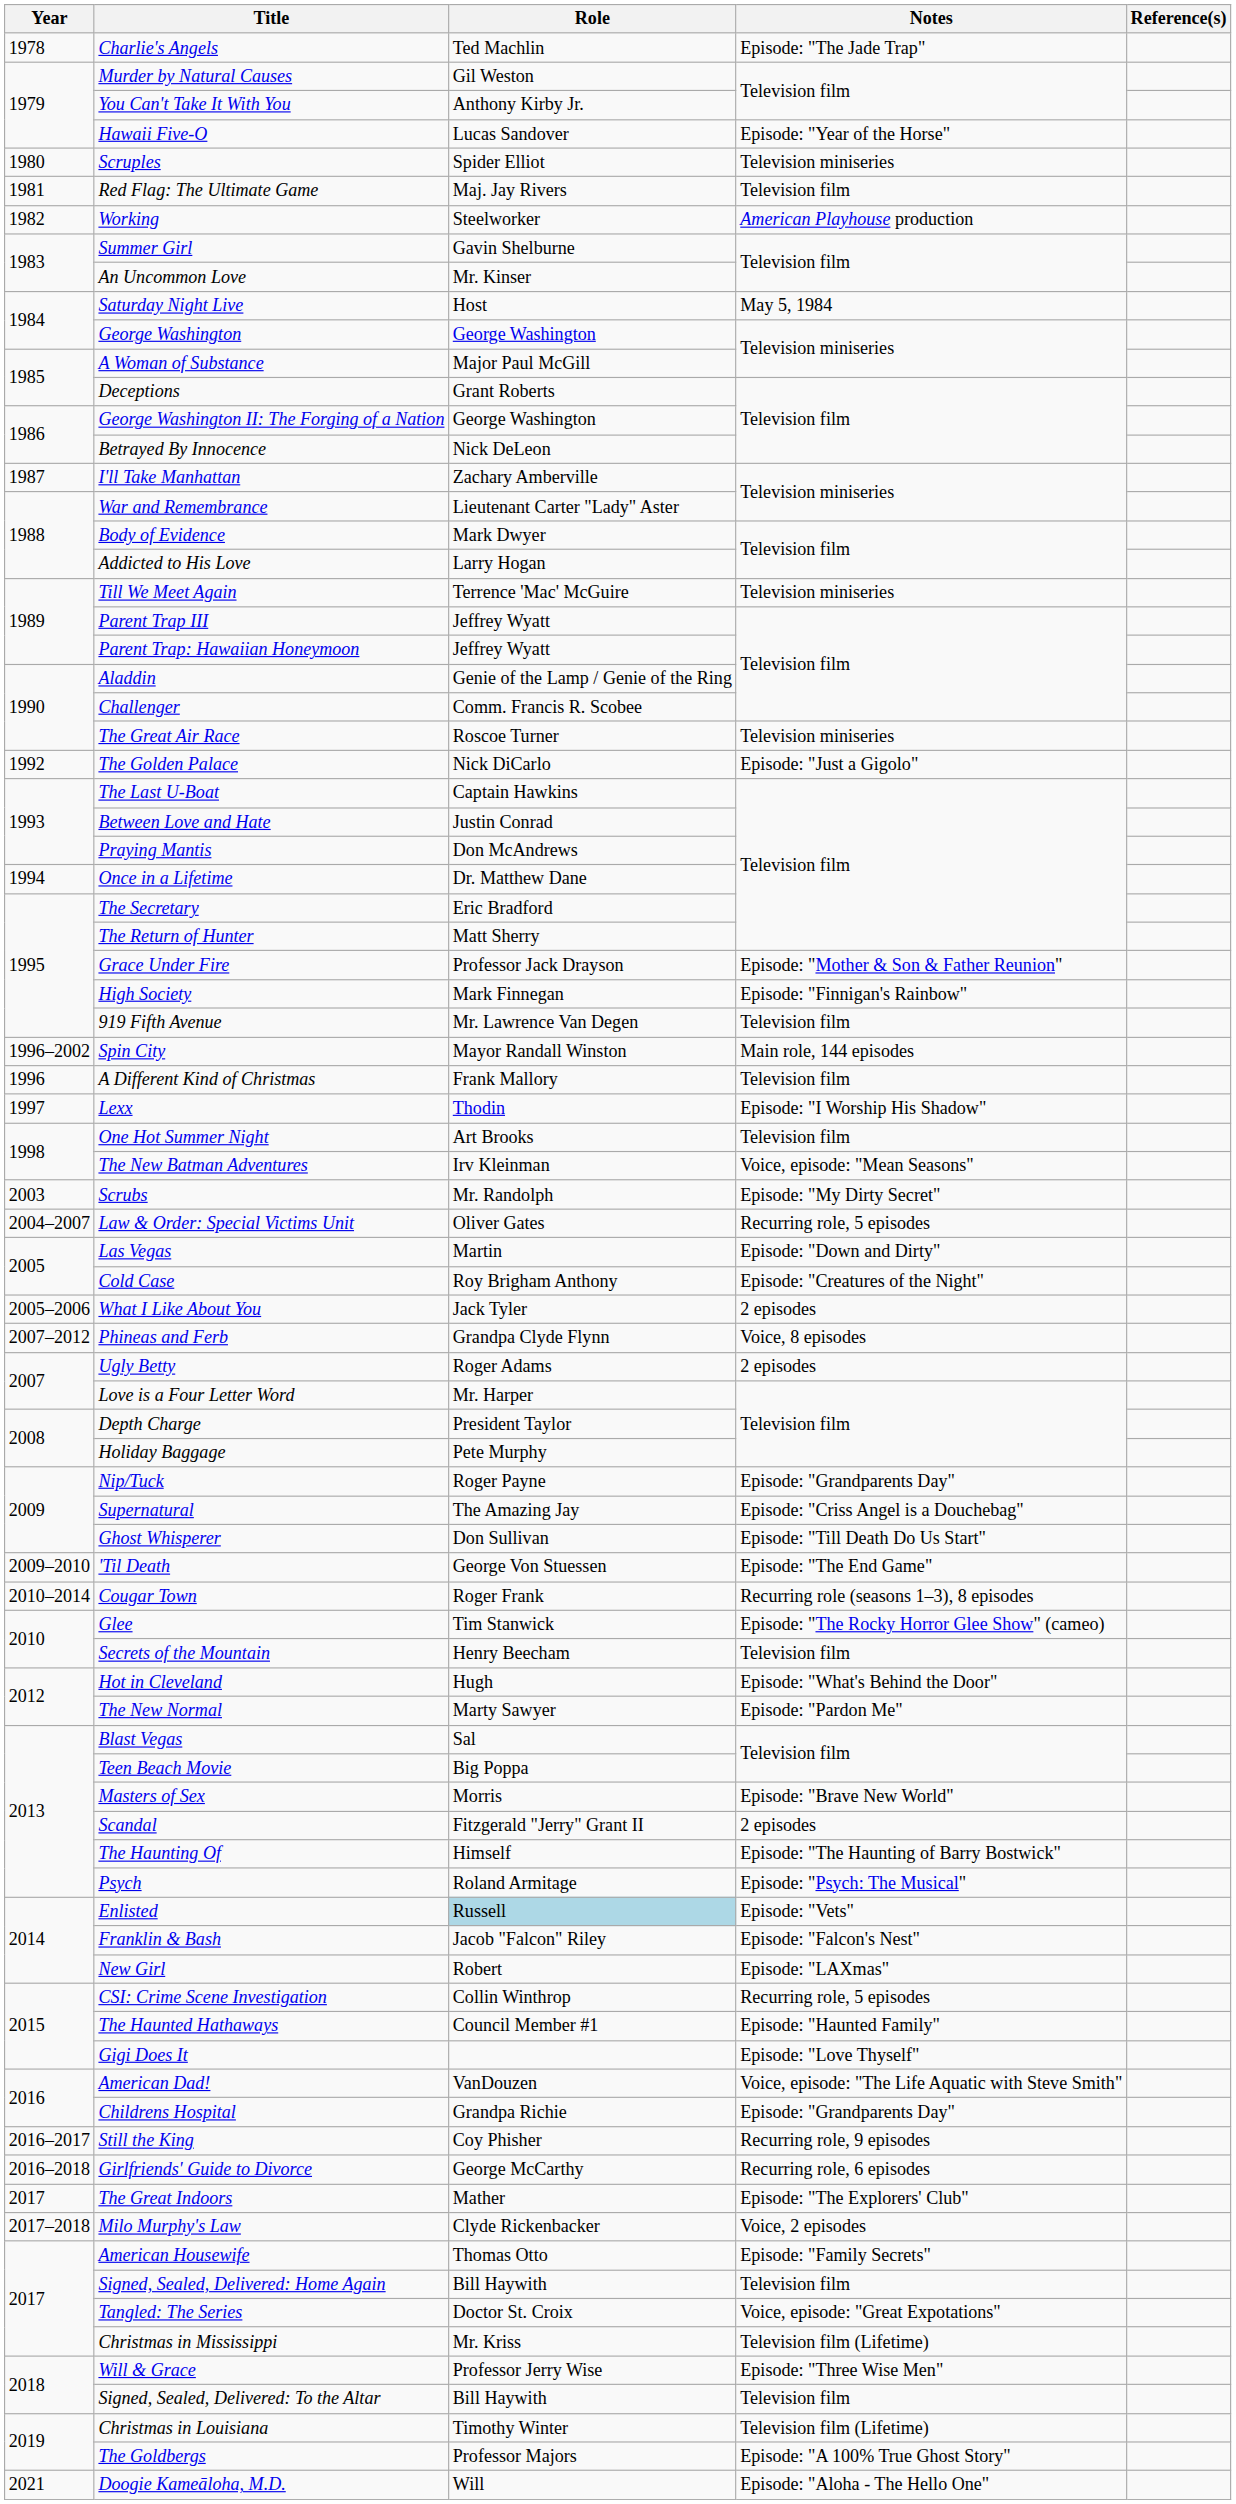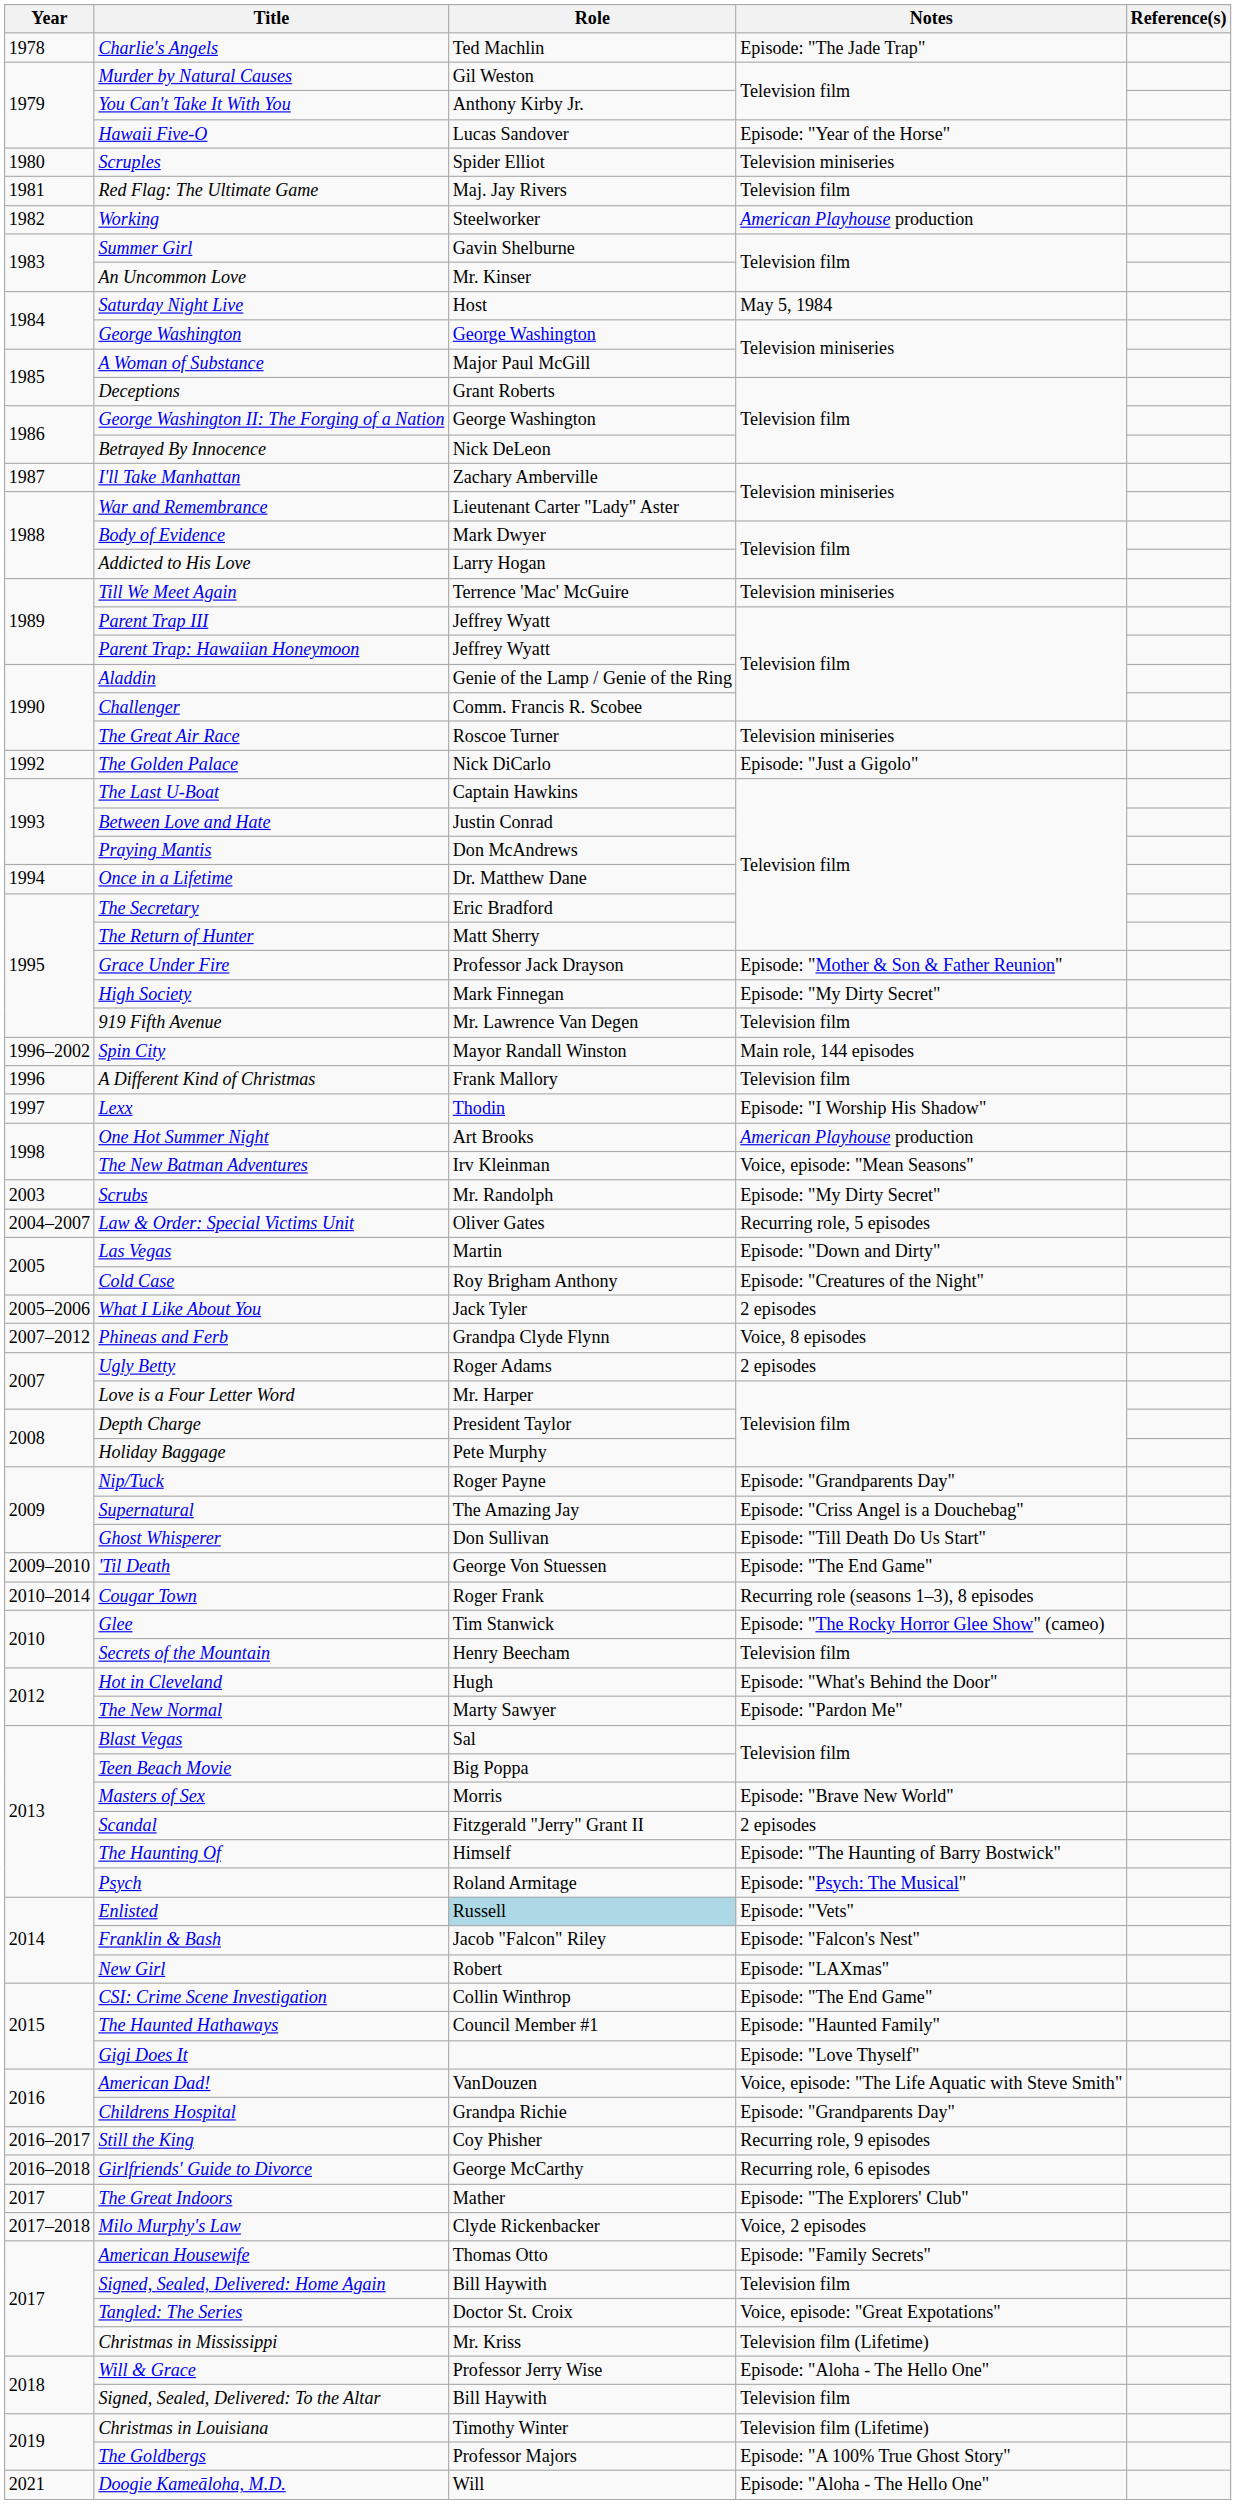(854, 993) Episode: "Finnigan's Rainbow" -> (840, 993) Episode: "My Dirty Secret"
(795, 1137) Television film -> (857, 1137) American Playhouse production
(835, 1997) Recurring role, 5 episodes -> (836, 1997) Episode: "The End Game"
(842, 2370) Episode: "Three Wise Men" -> (865, 2370) Episode: "Aloha - The Hello One"
